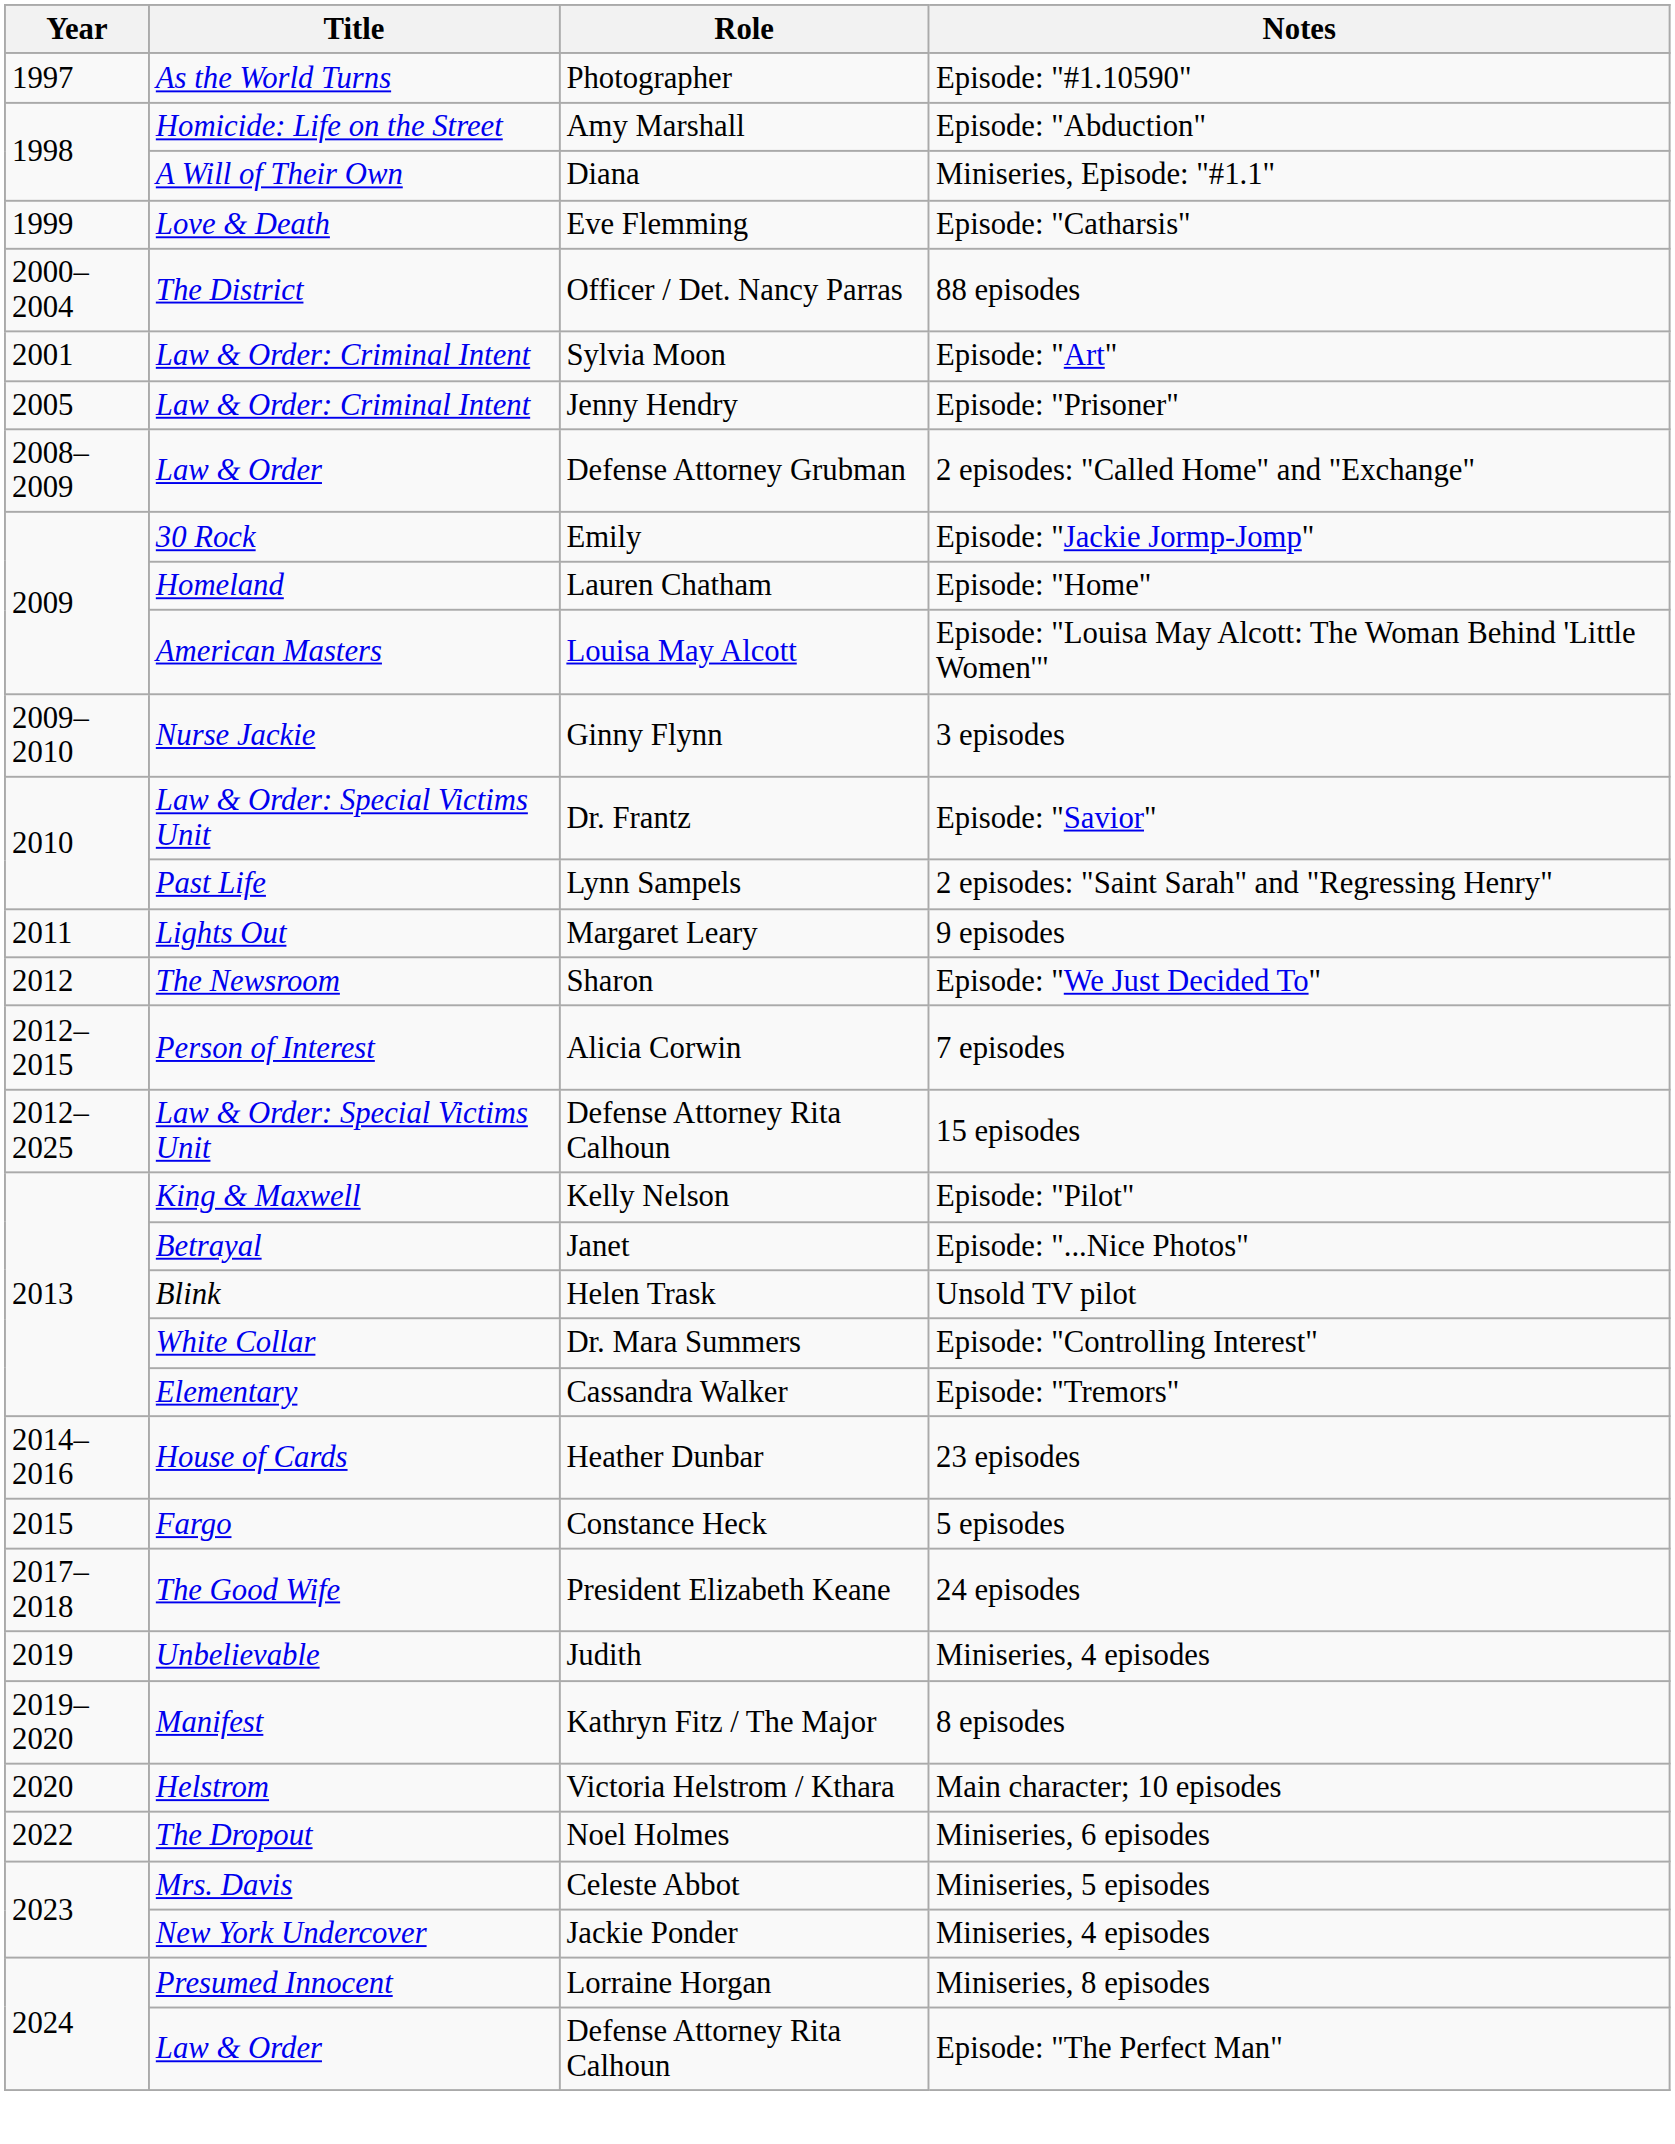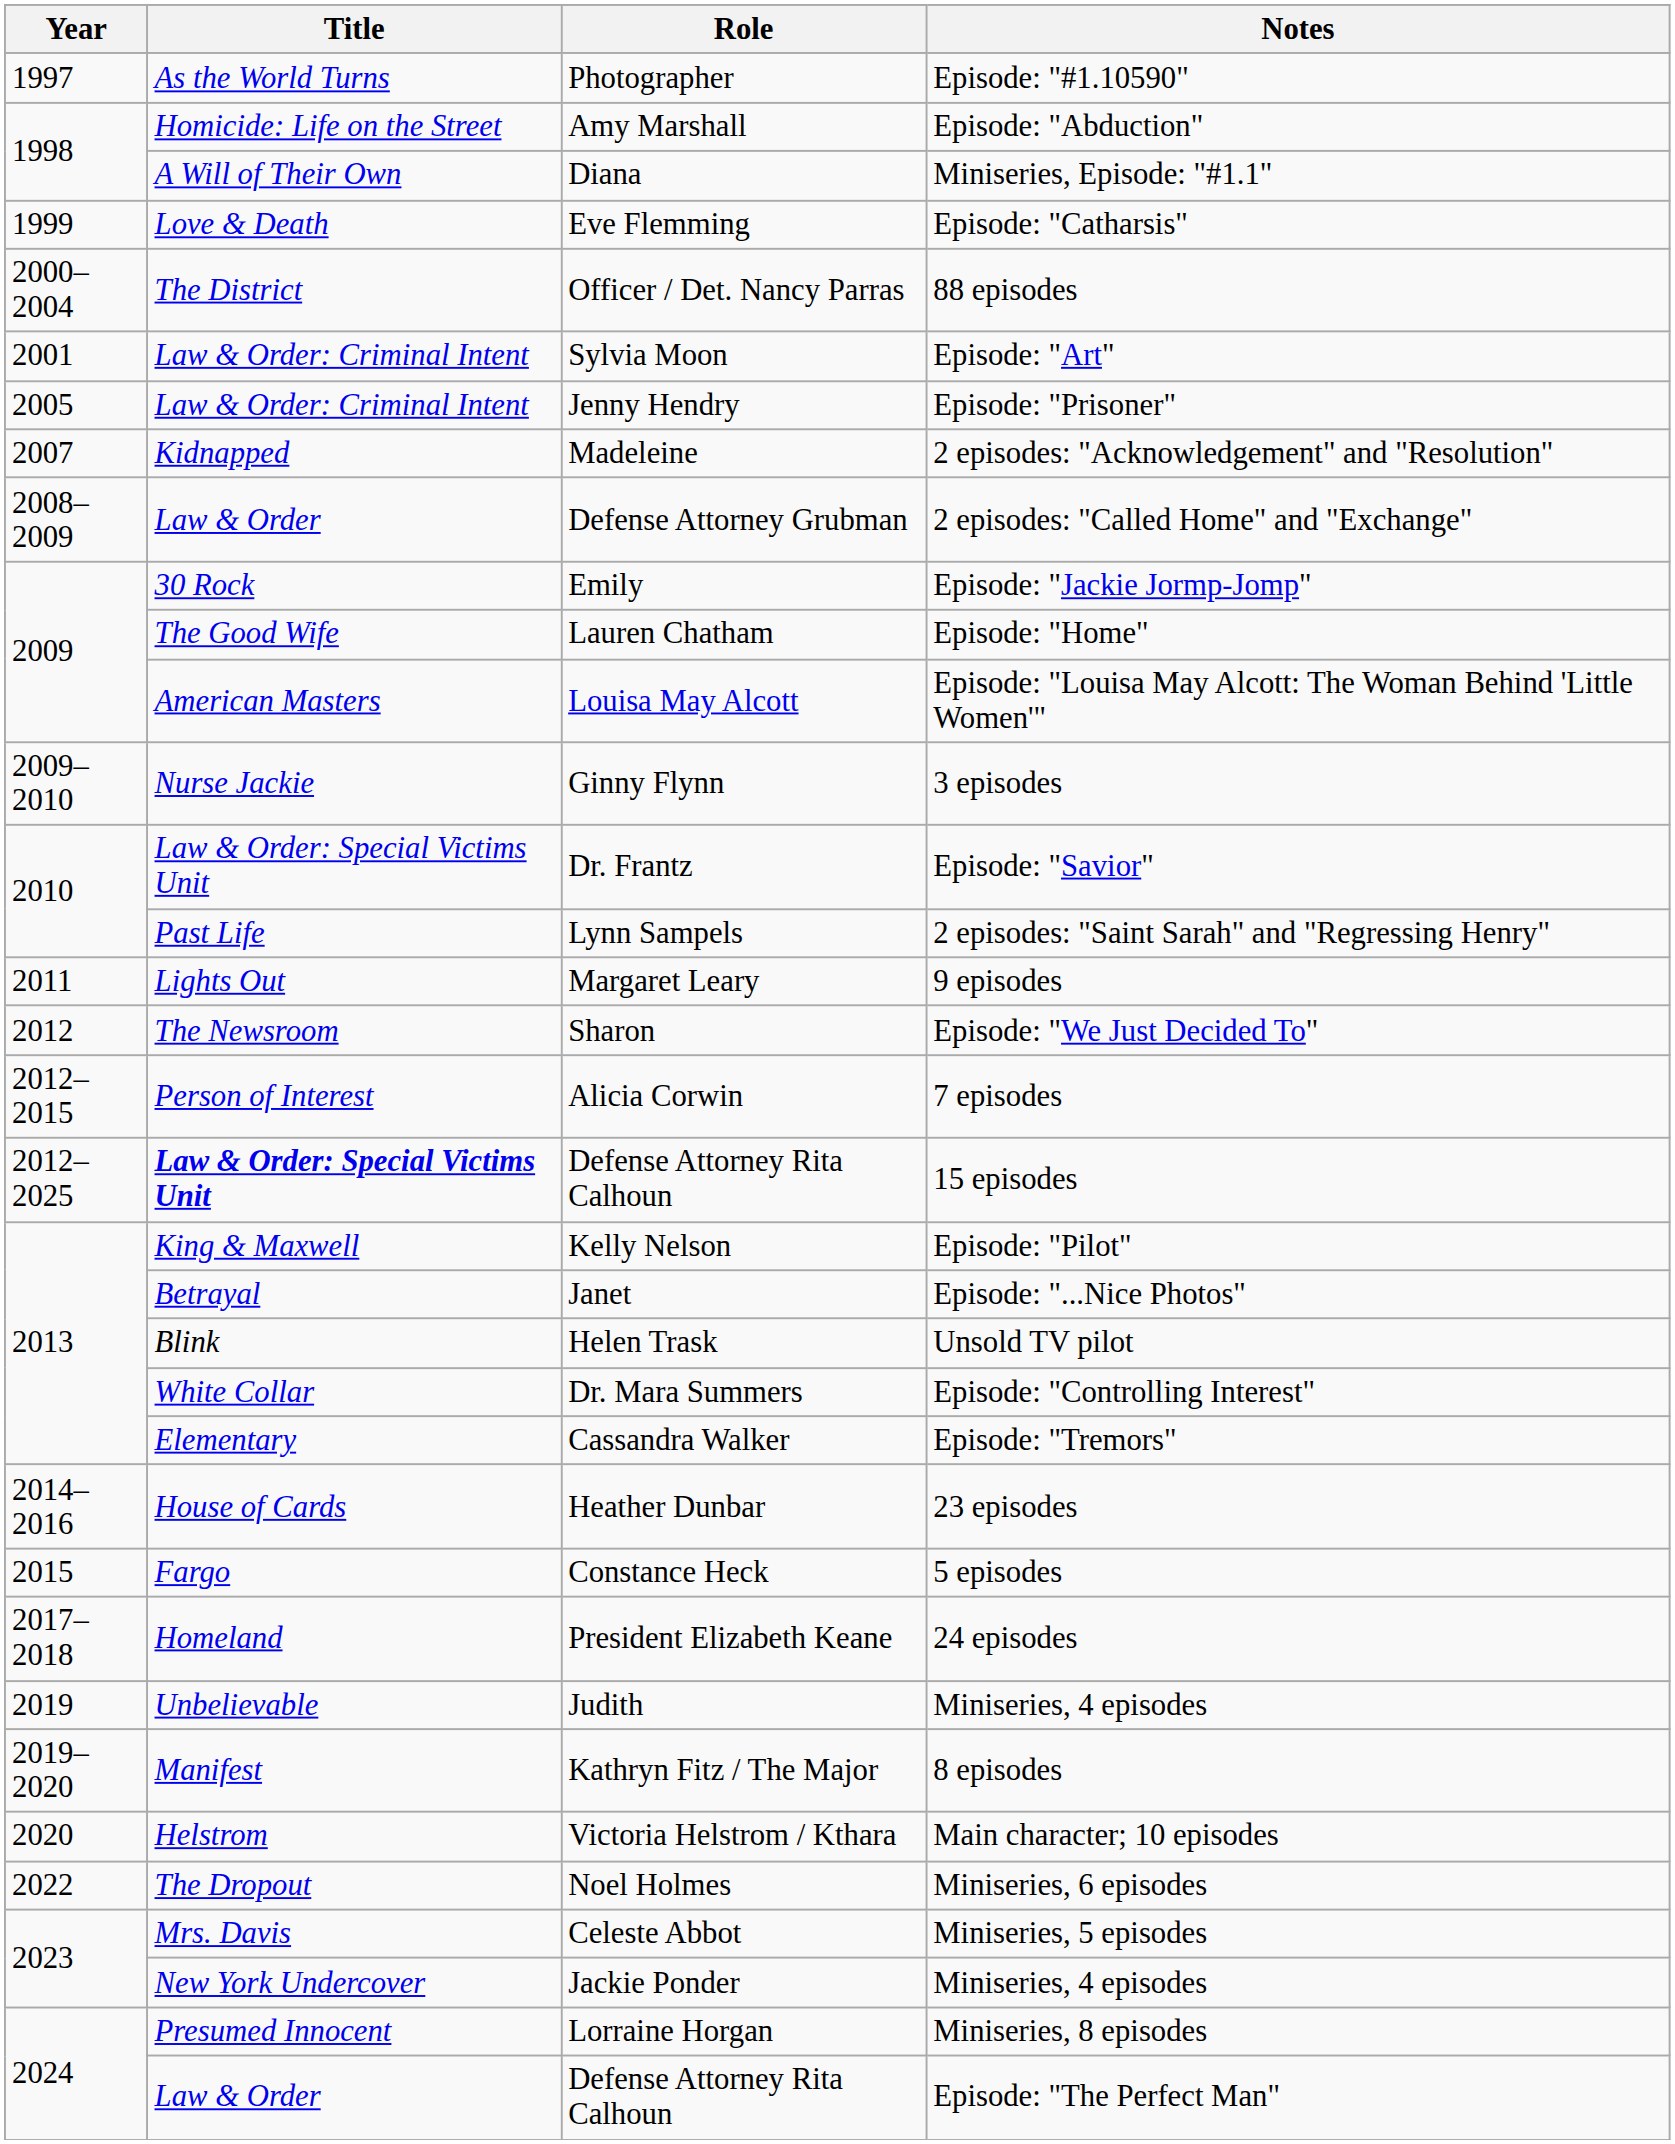+ row: (633, 453)
(220, 585) Homeland -> (247, 633) The Good Wife
(342, 1130) normal -> (345, 1179) bold
(248, 1589) The Good Wife -> (219, 1638) Homeland
